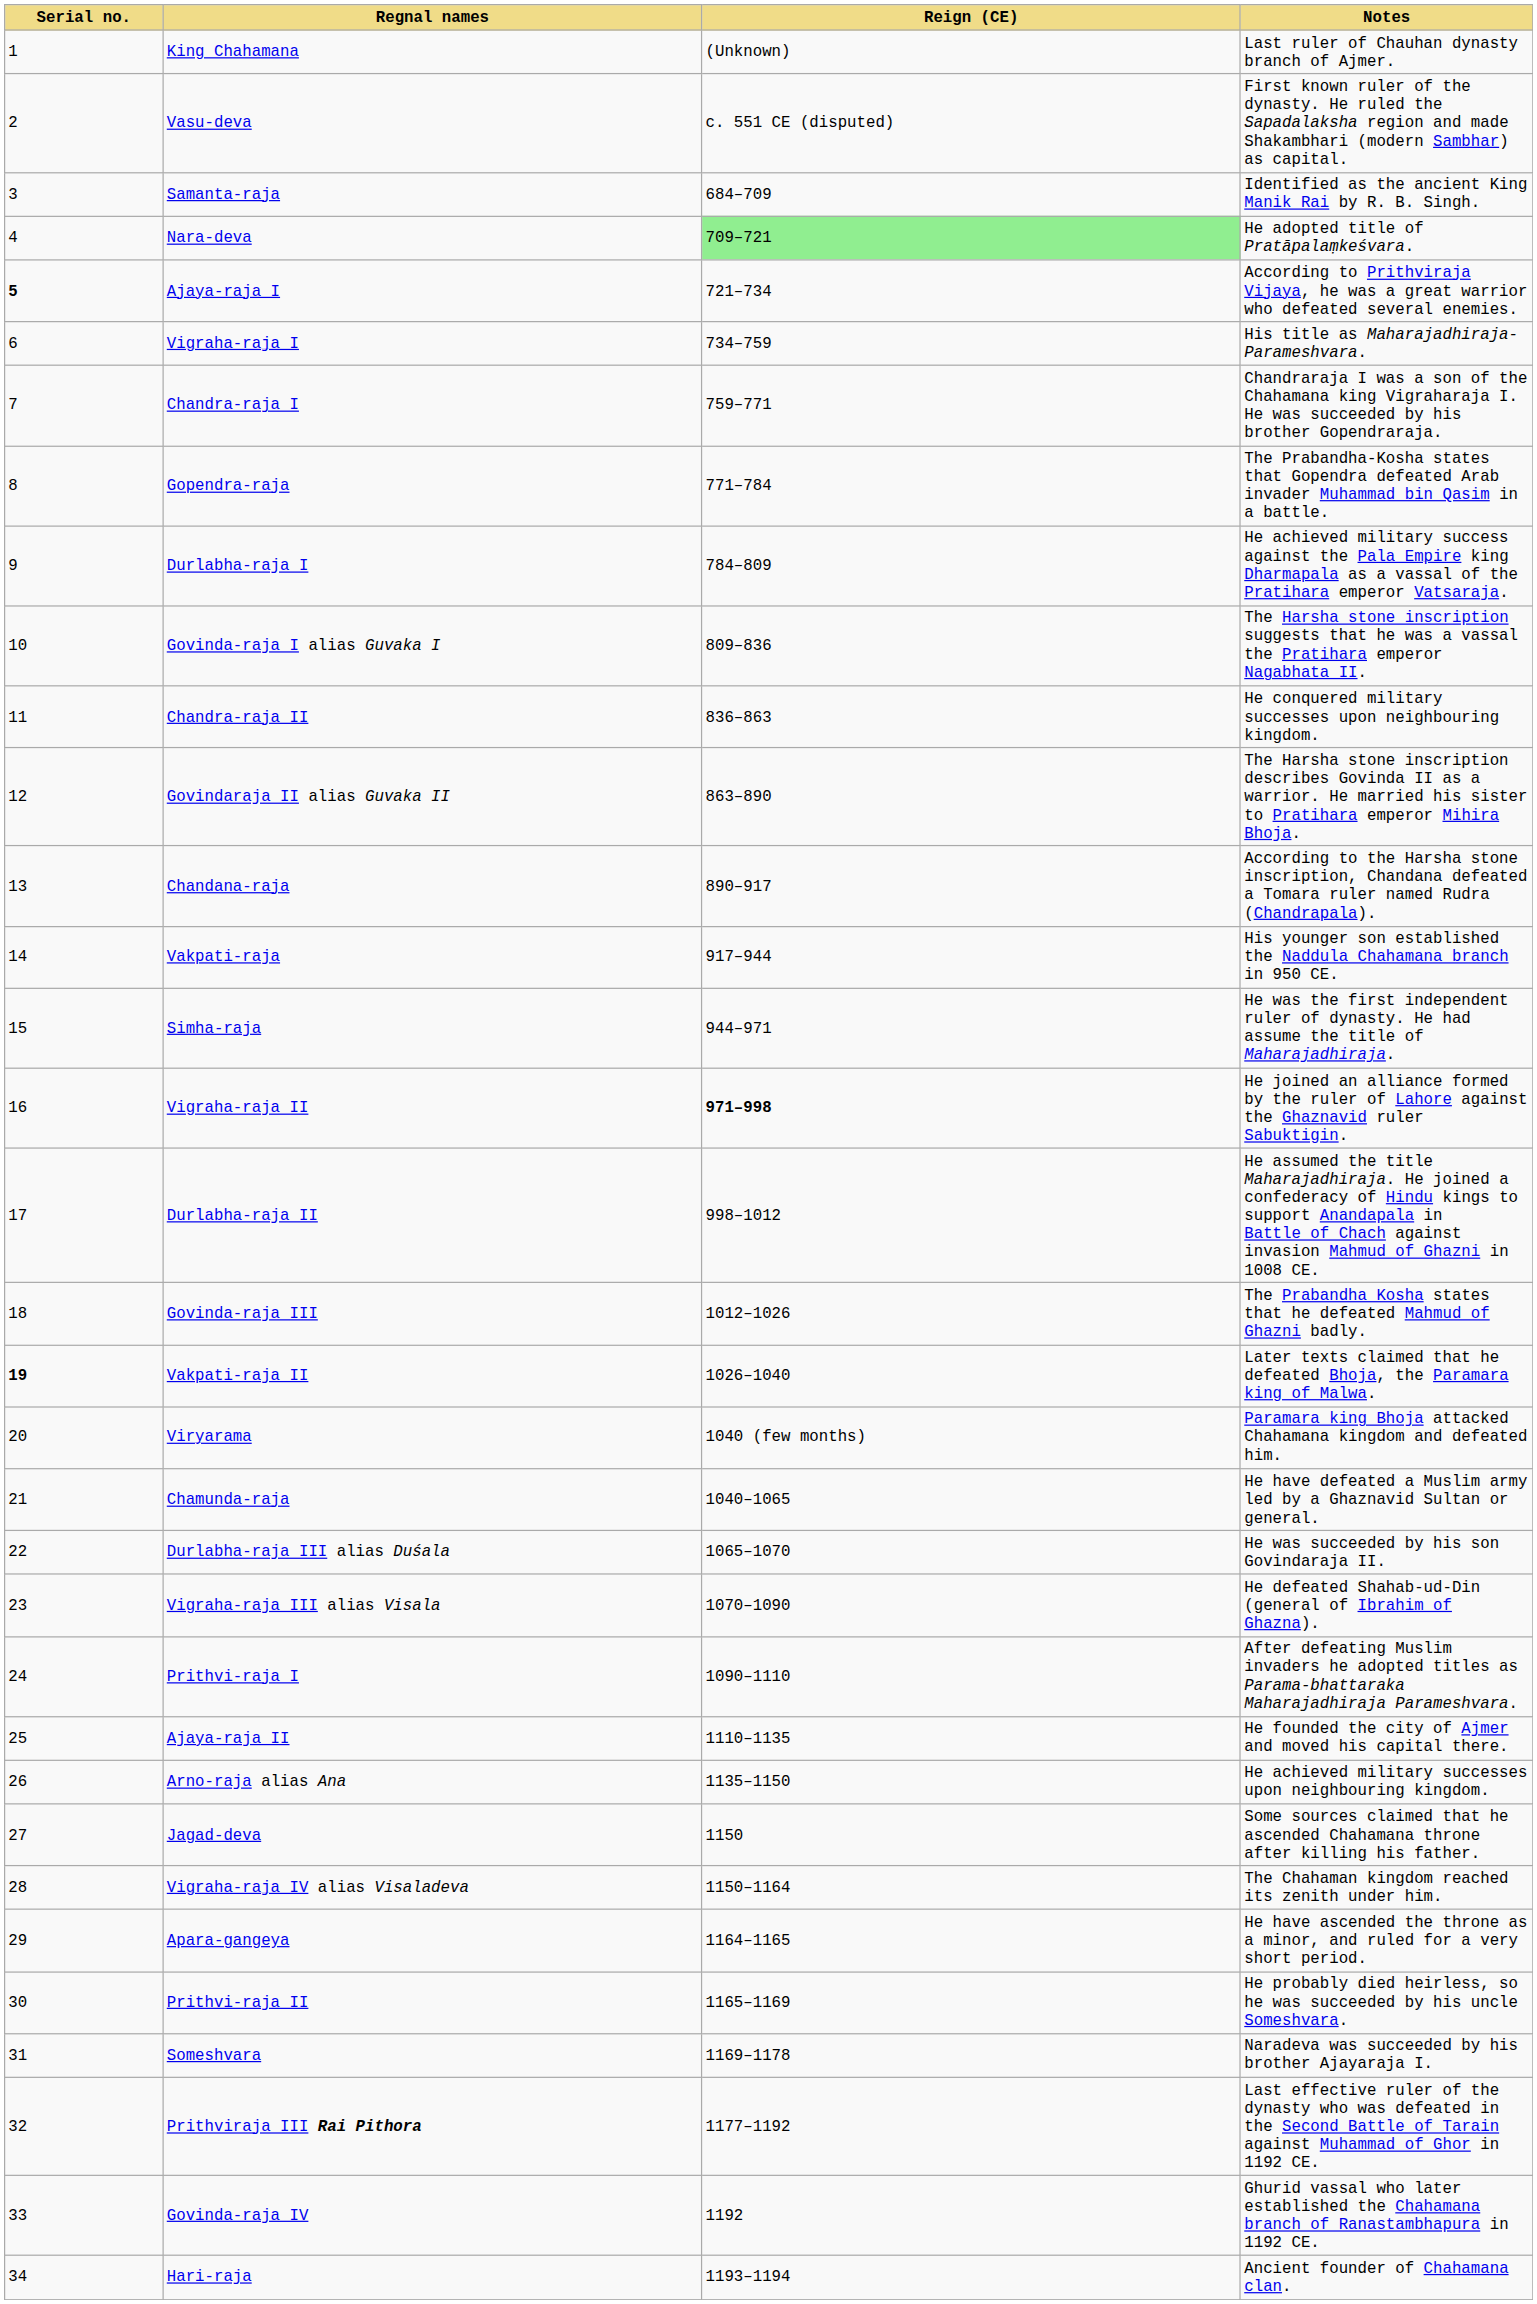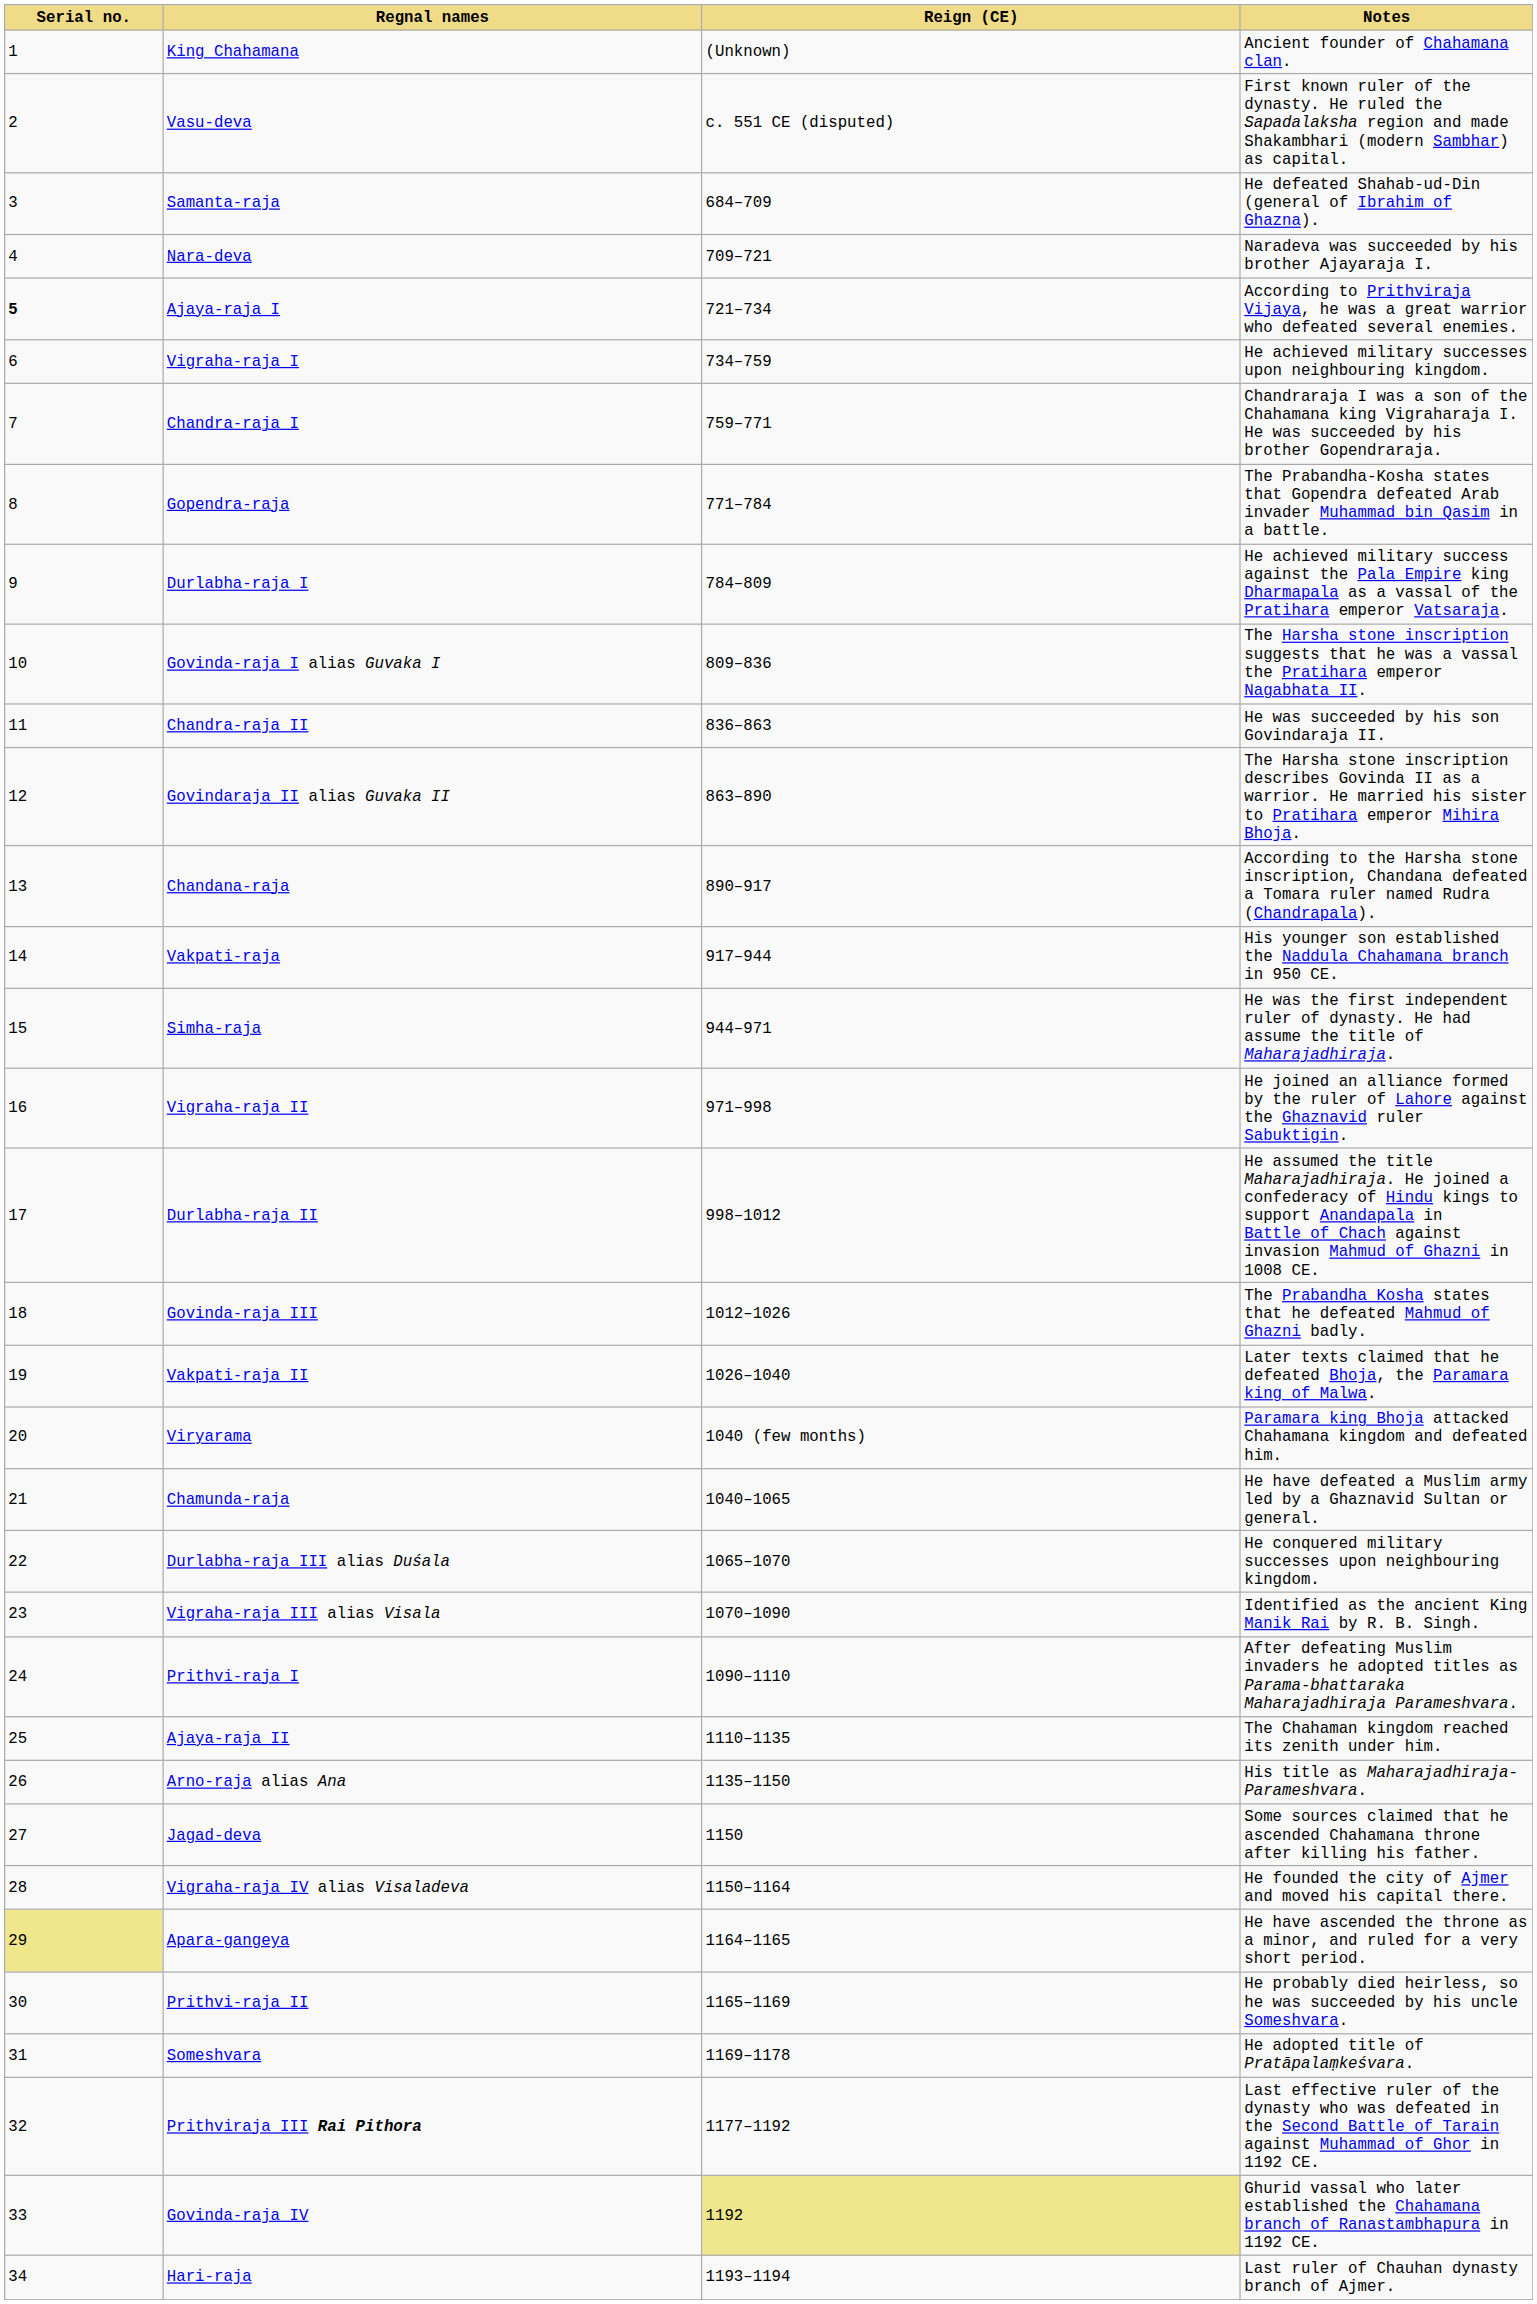(1381, 52) Last ruler of Chauhan dynasty branch of Ajmer. -> (1376, 52) Ancient founder of Chahamana clan.
(1386, 194) Identified as the ancient King Manik Rai by R. B. Singh. -> (1362, 203) He defeated Shahab-ud-Din (general of Ibrahim of Ghazna).
(739, 238) lightgreen background -> (739, 256) no background
(1334, 238) He adopted title of Pratāpalaṃkeśvara. -> (1381, 256) Naradeva was succeeded by his brother Ajayaraja I.
(1381, 344) His title as Maharajadhiraja-Parameshvara. -> (1386, 362) He achieved military successes upon neighbouring kingdom.
(1372, 717) He conquered military successes upon neighbouring kingdom. -> (1372, 726) He was succeeded by his son Govindaraja II.
(739, 1108) bold -> (739, 1108) normal
(18, 1376) bold -> (18, 1376) normal
(1372, 1552) He was succeeded by his son Govindaraja II. -> (1372, 1562) He conquered military successes upon neighbouring kingdom.
(1362, 1605) He defeated Shahab-ud-Din (general of Ibrahim of Ghazna). -> (1386, 1614) Identified as the ancient King Manik Rai by R. B. Singh.
(1376, 1738) He founded the city of Ajmer and moved his capital there. -> (1376, 1738) The Chahaman kingdom reached its zenith under him.
(1386, 1782) He achieved military successes upon neighbouring kingdom. -> (1381, 1782) His title as Maharajadhiraja-Parameshvara.
(1376, 1888) The Chahaman kingdom reached its zenith under him. -> (1376, 1888) He founded the city of Ajmer and moved his capital there.
(18, 1941) no background -> (18, 1941) khaki background
(1381, 2055) Naradeva was succeeded by his brother Ajayaraja I. -> (1334, 2055) He adopted title of Pratāpalaṃkeśvara.
(724, 2216) no background -> (724, 2216) khaki background
(1376, 2278) Ancient founder of Chahamana clan. -> (1381, 2278) Last ruler of Chauhan dynasty branch of Ajmer.
